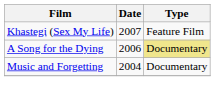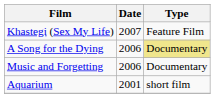(130, 66) 2004 -> (130, 66) 2006
+ row: (30, 84)
